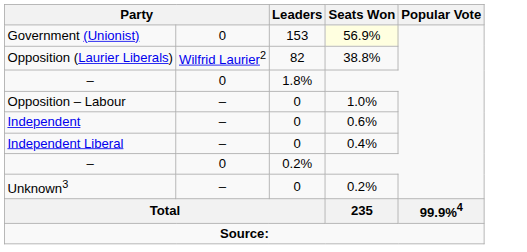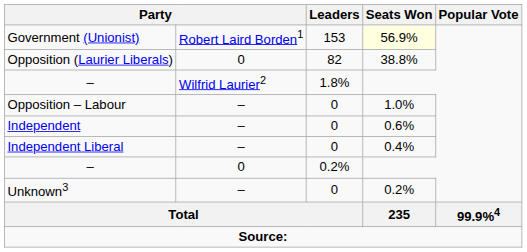(223, 35) 0 -> (241, 37) Robert Laird Borden1
(223, 58) Wilfrid Laurier2 -> (241, 60) 0
(223, 80) 0 -> (223, 82) Wilfrid Laurier2
